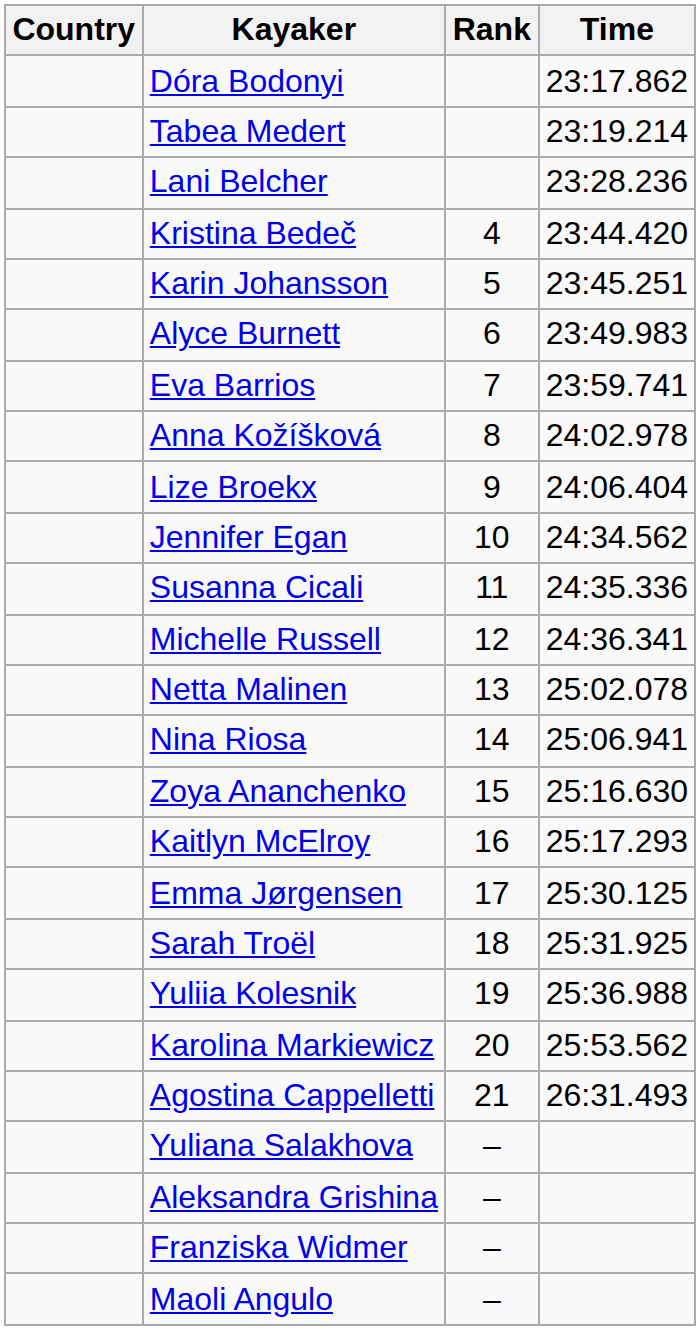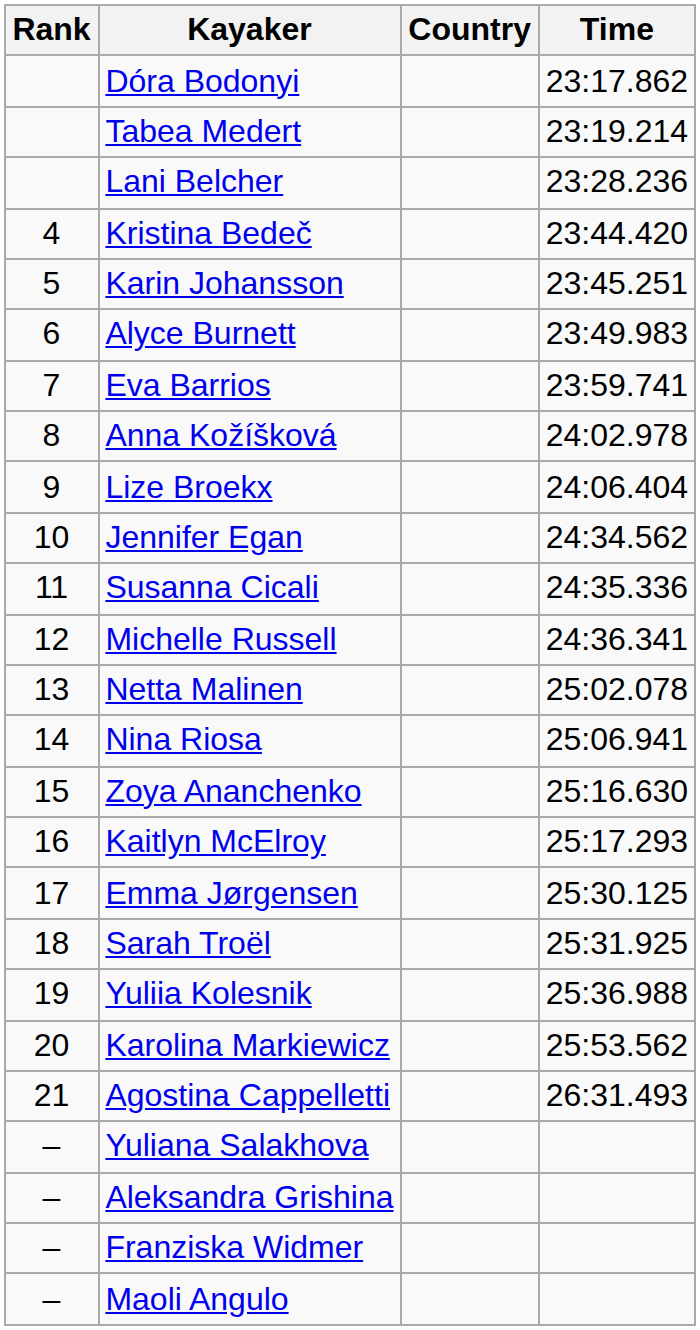columns swapped: (492, 29) <-> (74, 29)
